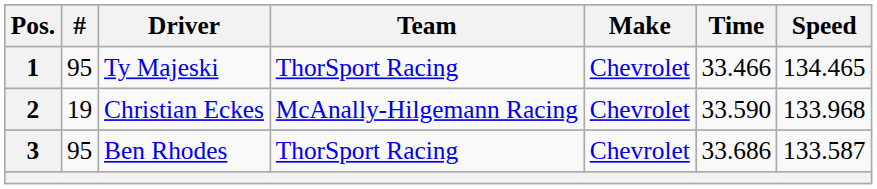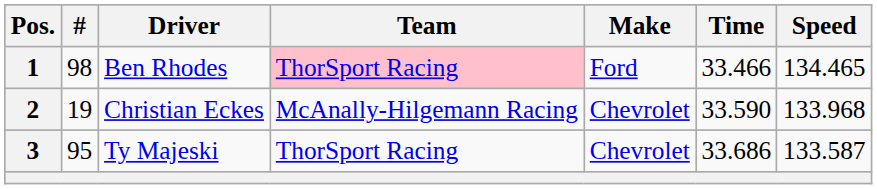(80, 67) 95 -> (80, 67) 98
(161, 67) Ty Majeski -> (166, 67) Ben Rhodes
(367, 67) no background -> (367, 67) pink background
(640, 67) Chevrolet -> (614, 67) Ford
(166, 151) Ben Rhodes -> (161, 151) Ty Majeski
